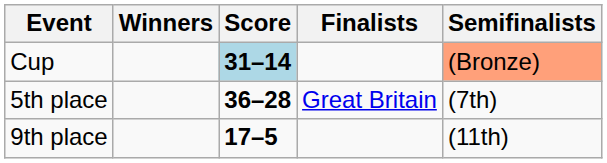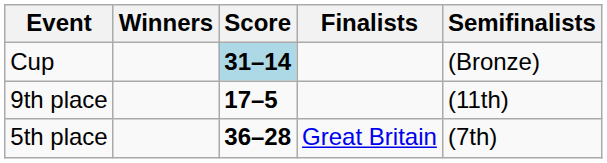(494, 61) lightsalmon background -> (494, 61) no background
rows swapped: (59, 99) <-> (59, 137)
